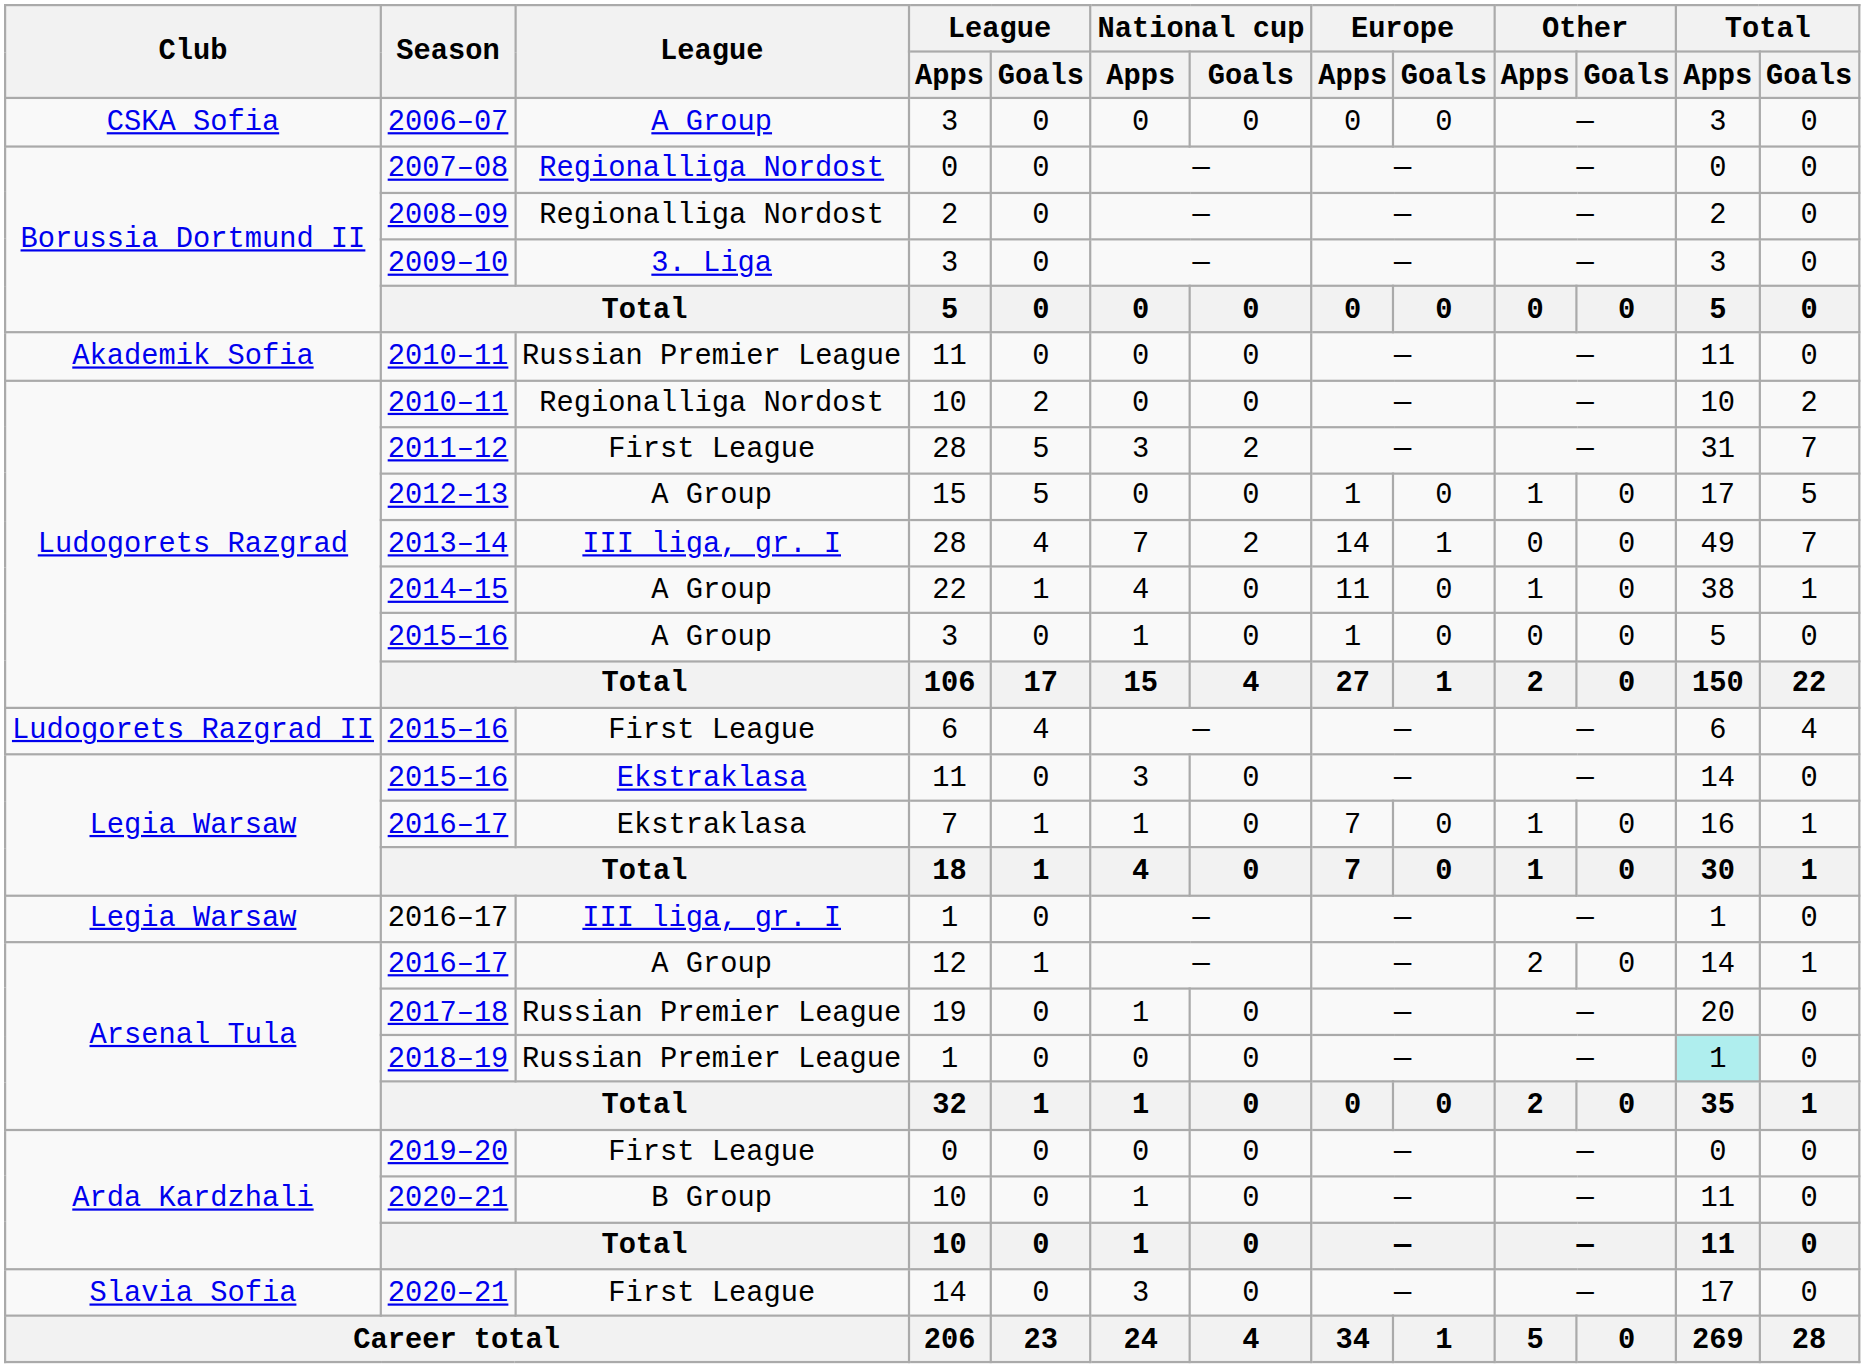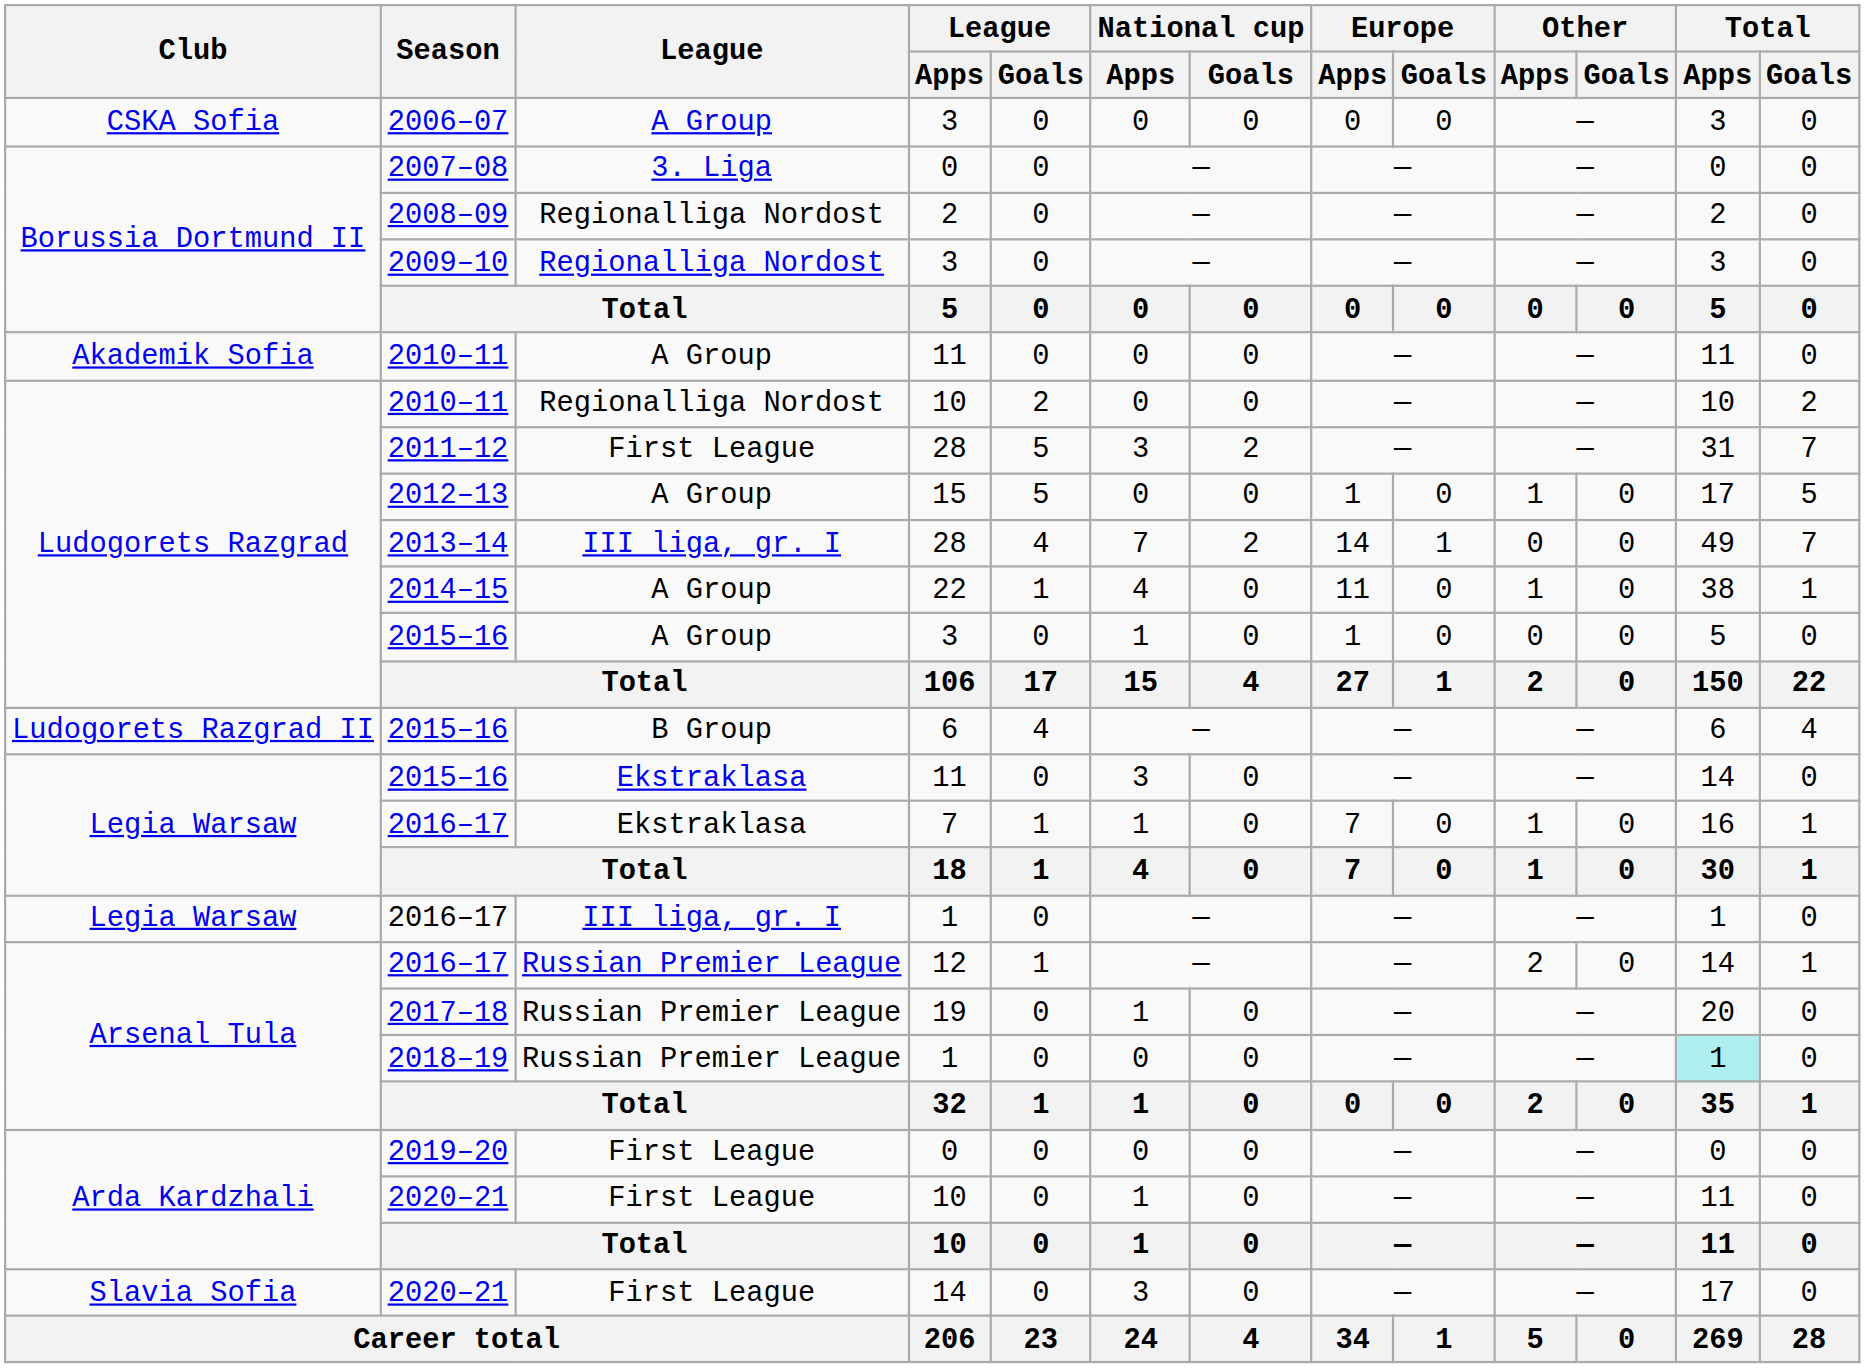(712, 169) Regionalliga Nordost -> (712, 169) 3. Liga
(712, 263) 3. Liga -> (712, 263) Regionalliga Nordost
(712, 356) Russian Premier League -> (712, 356) A Group
(712, 731) First League -> (712, 731) B Group
(712, 965) A Group -> (712, 965) Russian Premier League
(712, 1199) B Group -> (712, 1199) First League
